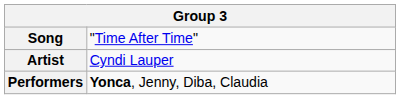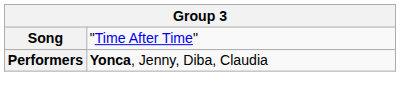- row: (45, 61)
